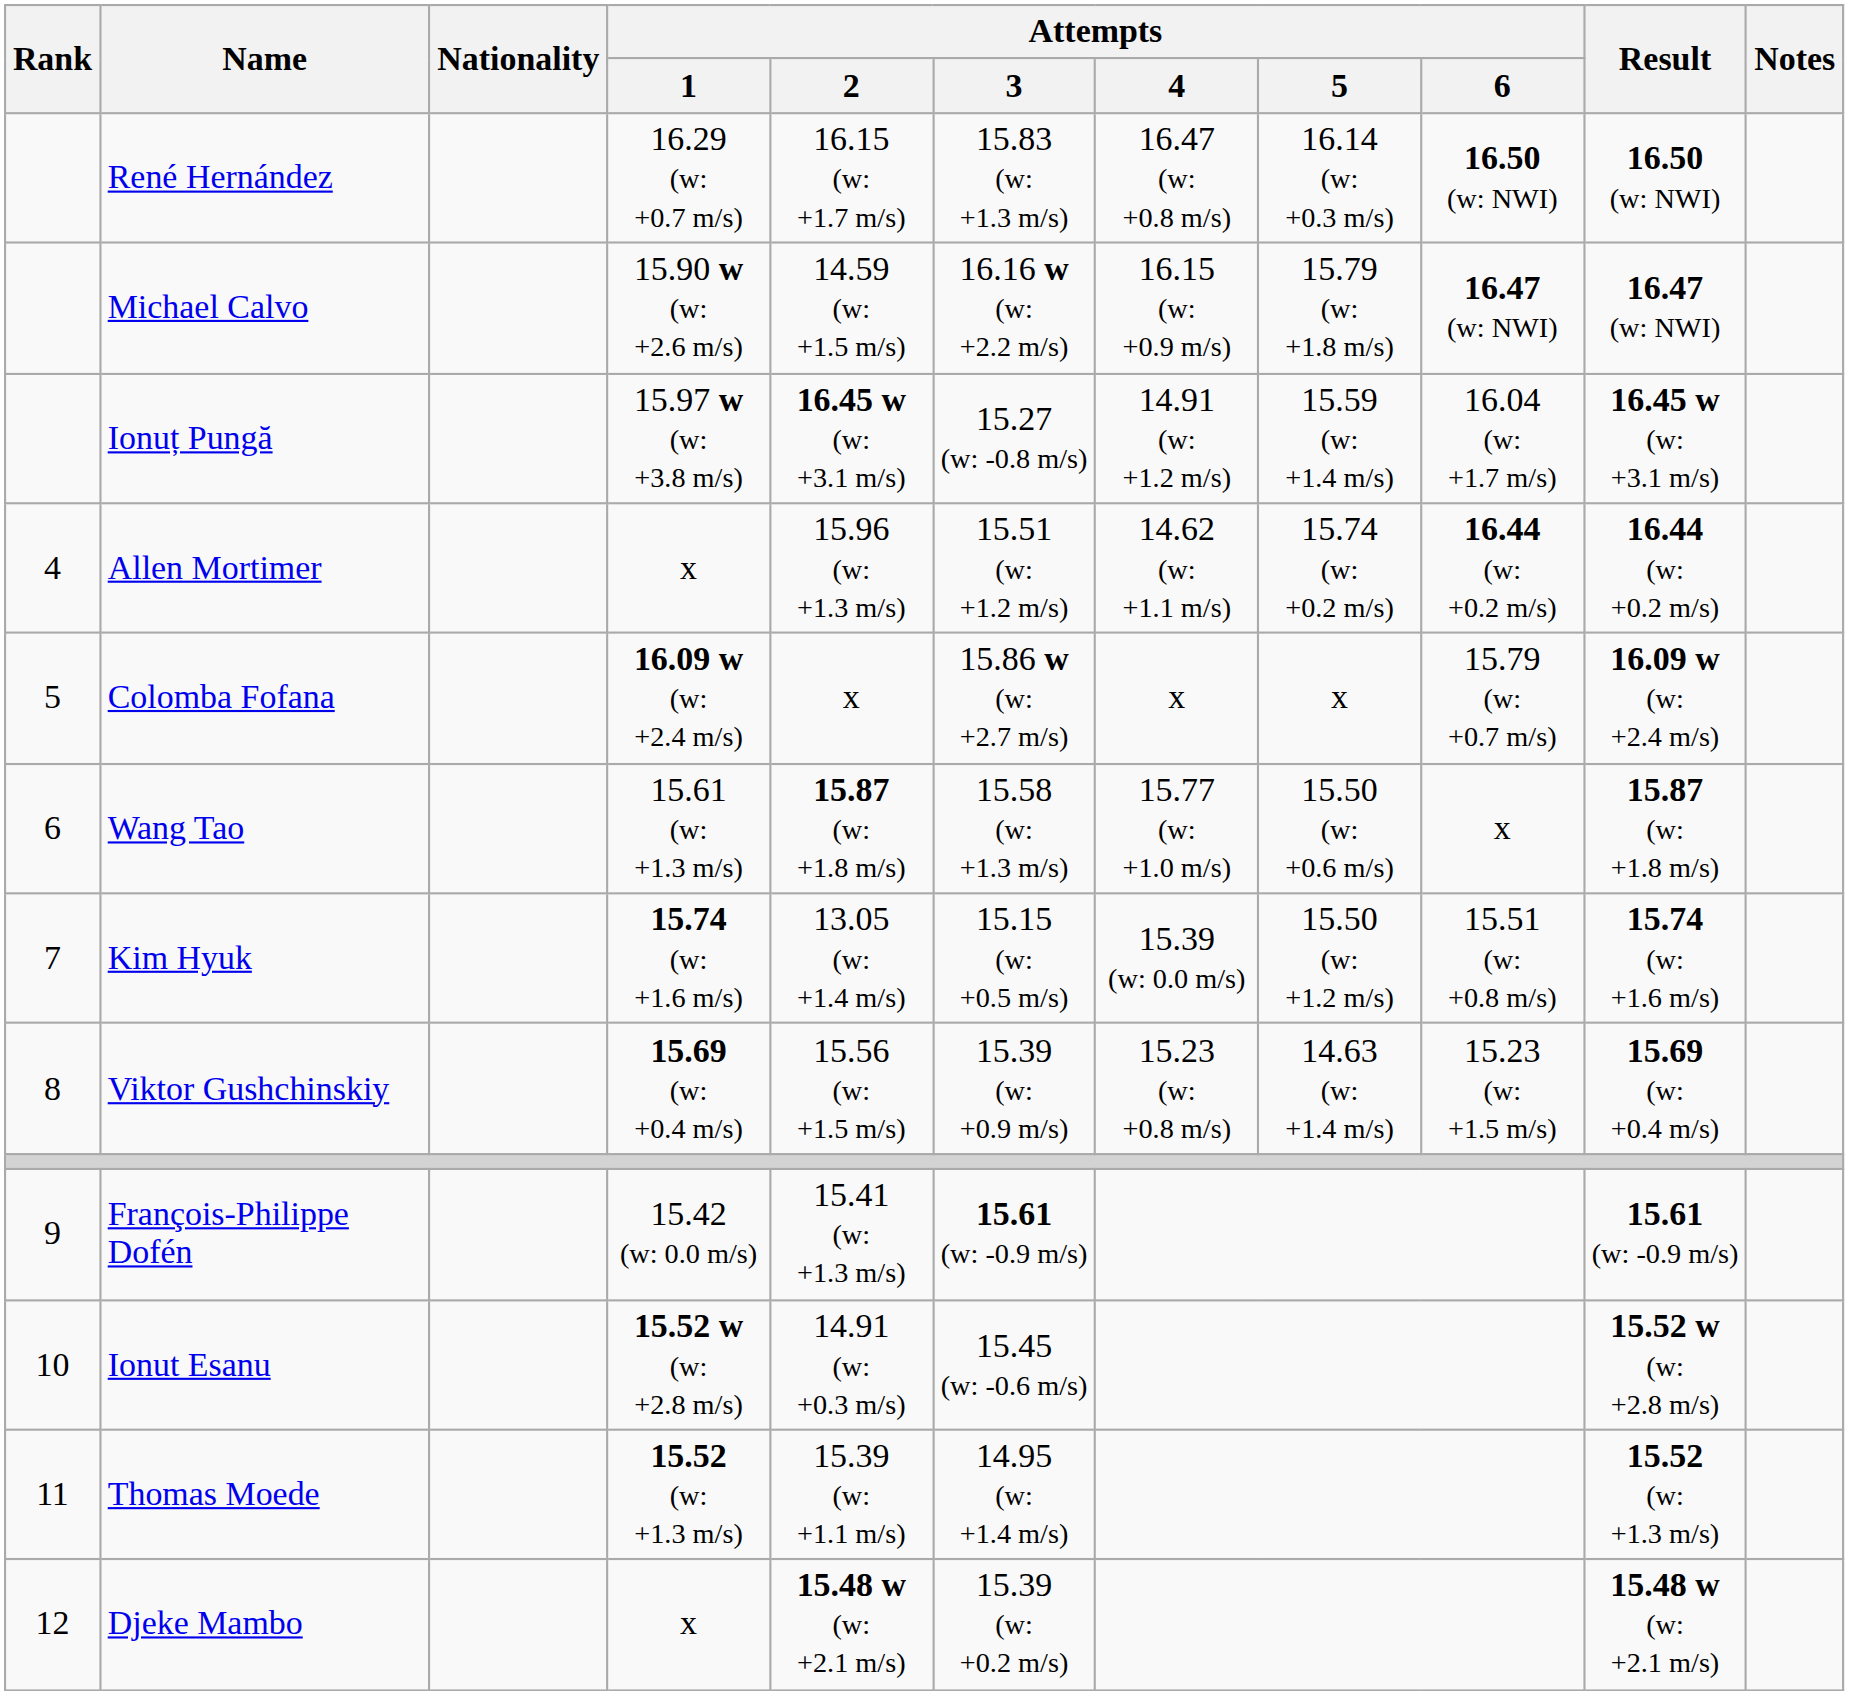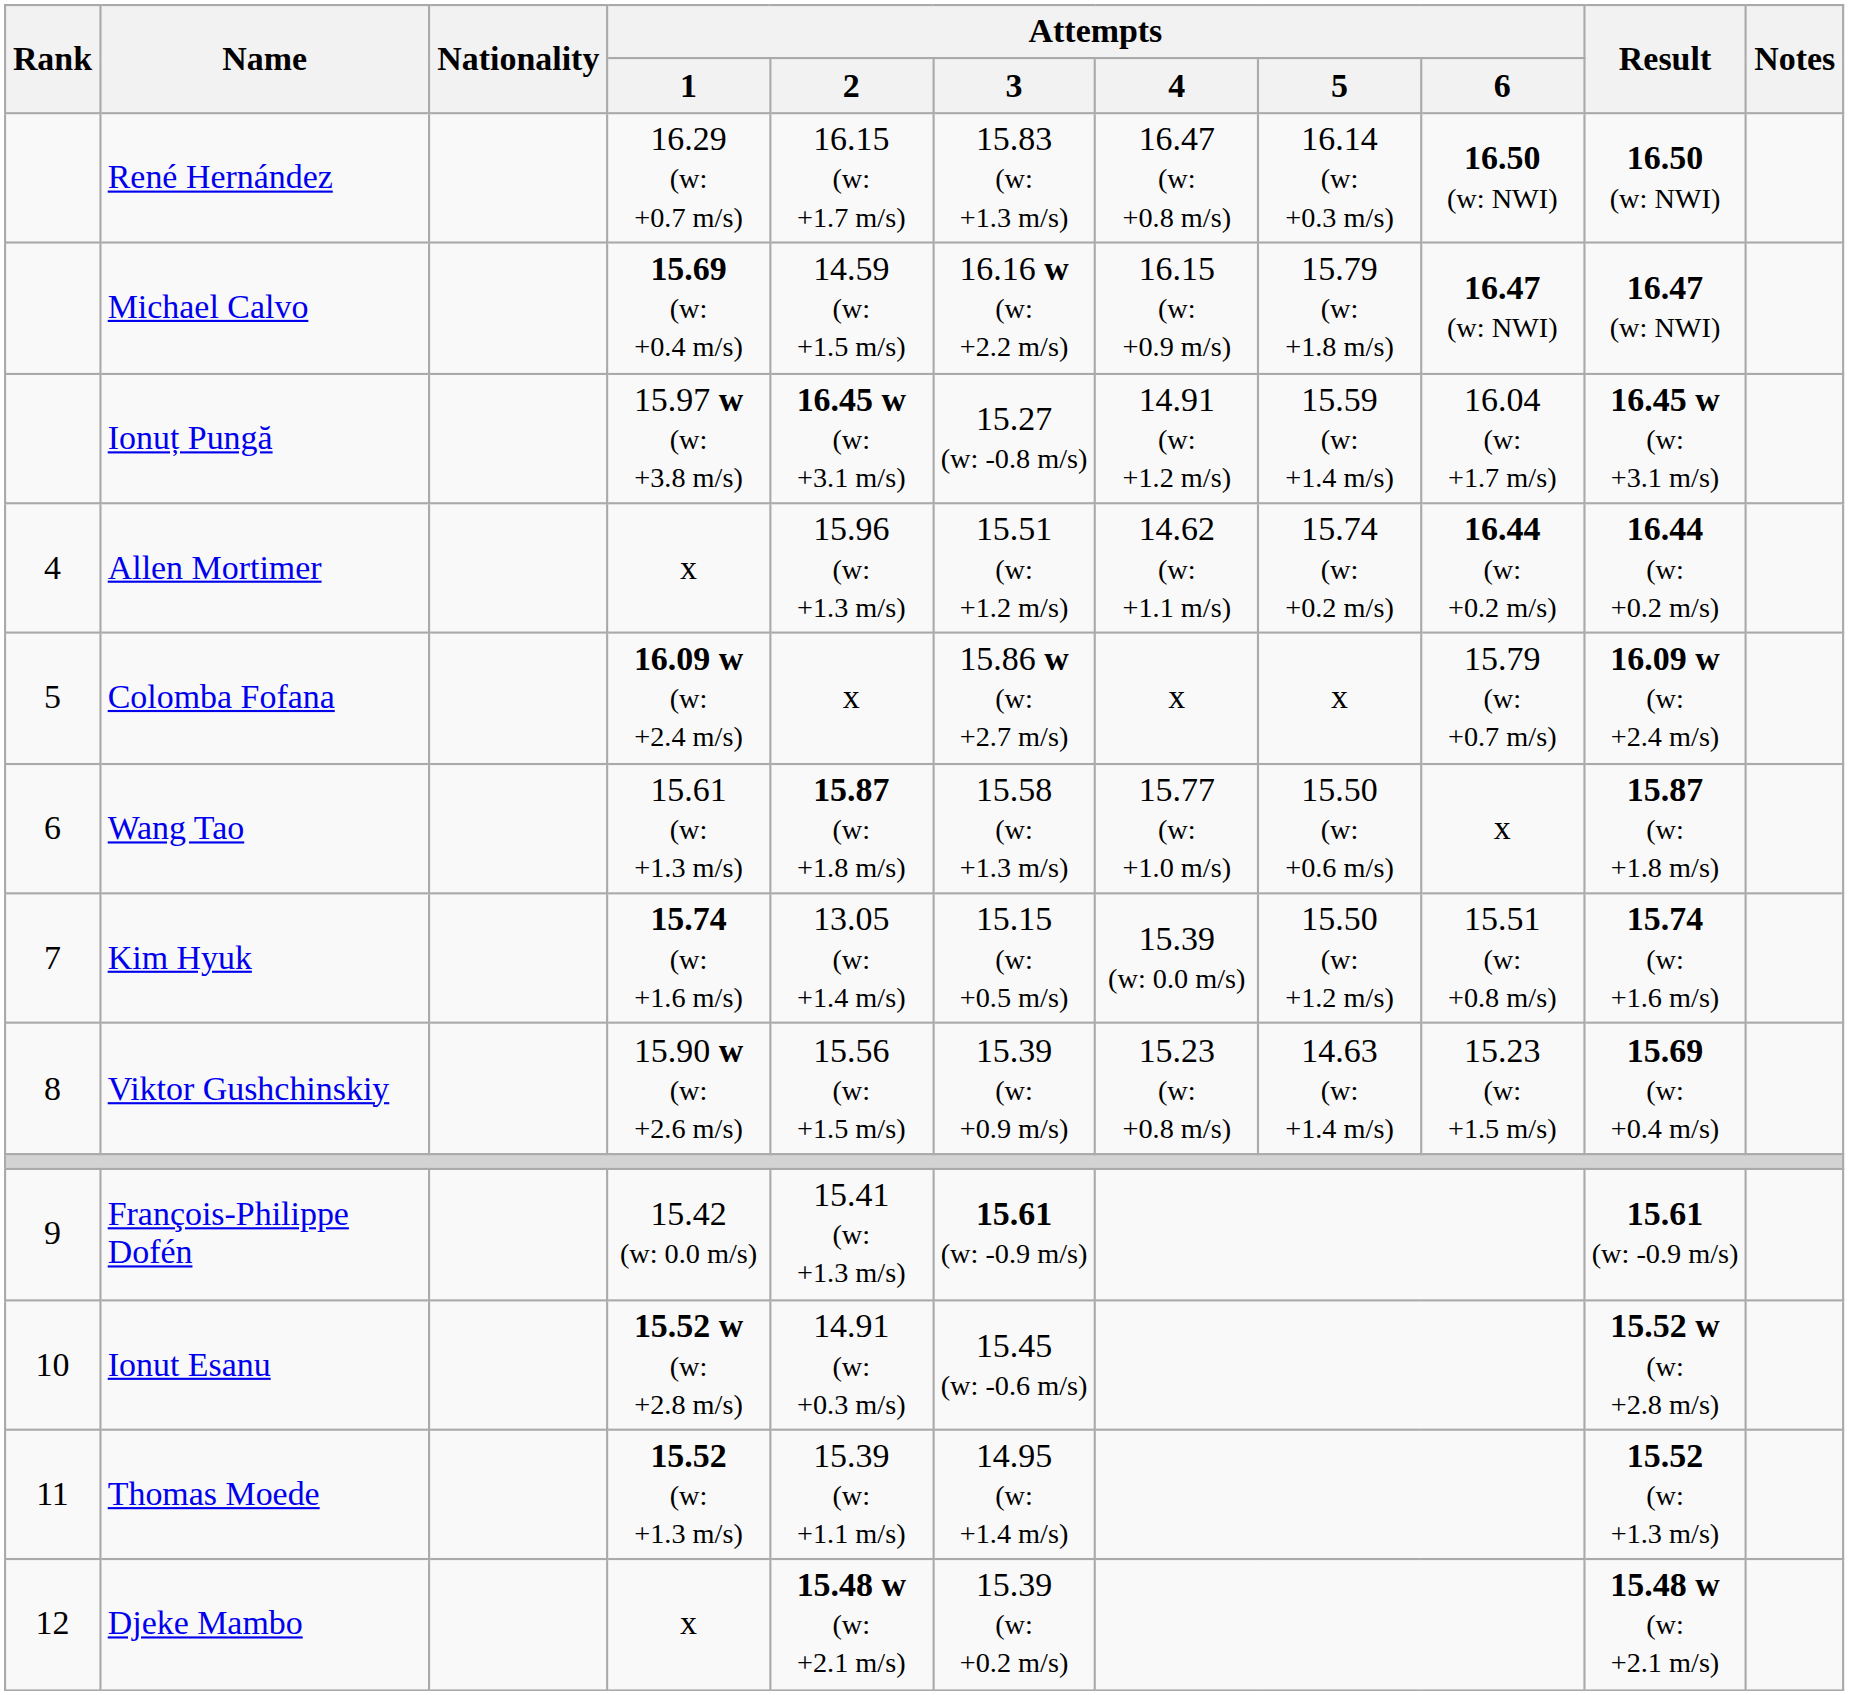(689, 307) 15.90 w (w: +2.6 m/s) -> (689, 307) 15.69 (w: +0.4 m/s)
(689, 1087) 15.69 (w: +0.4 m/s) -> (689, 1087) 15.90 w (w: +2.6 m/s)
